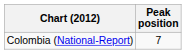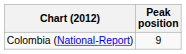(158, 40) 7 -> (158, 40) 9
